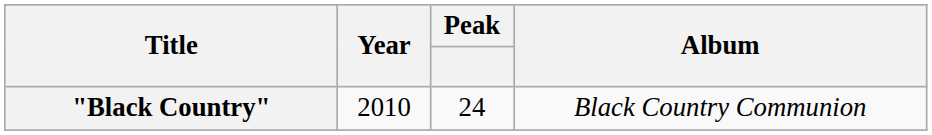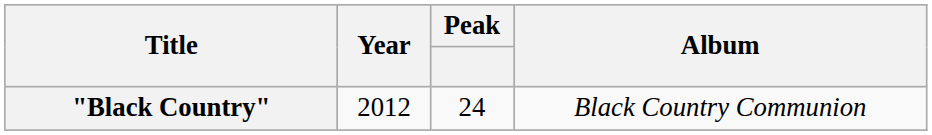(384, 107) 2010 -> (384, 107) 2012
